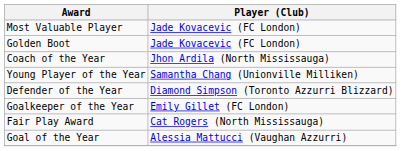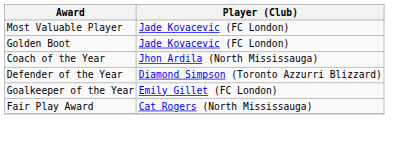- row: (76, 75)
- row: (53, 138)
